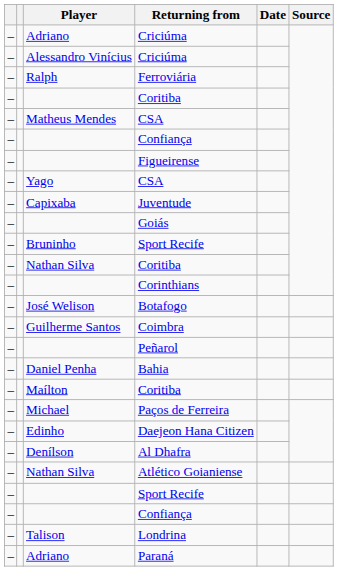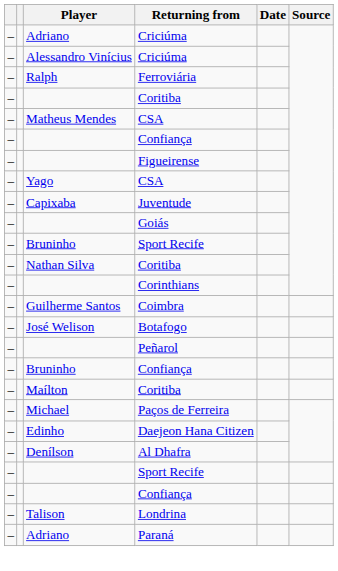rows swapped: (60, 306) <-> (73, 327)
+ row: (51, 368)
- row: (61, 368)
- row: (60, 472)
